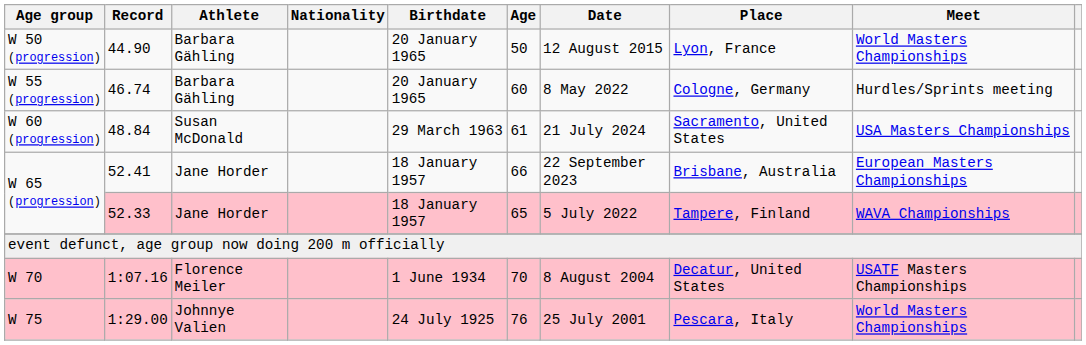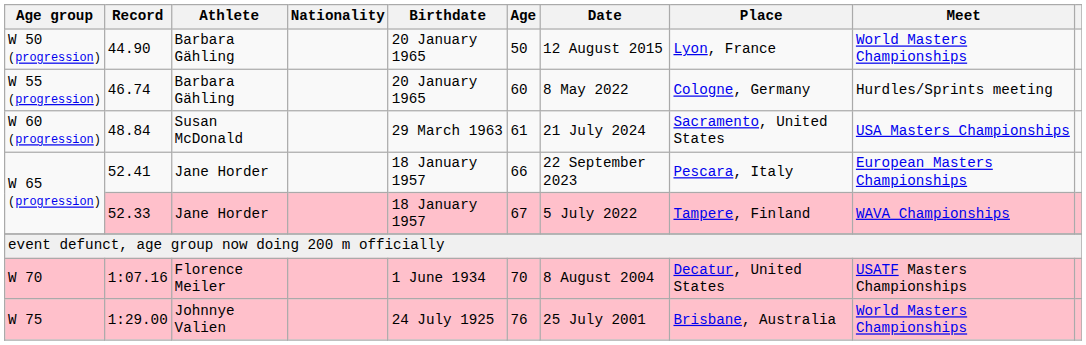(755, 172) Brisbane, Australia -> (733, 172) Pescara, Italy
(519, 213) 65 -> (519, 213) 67
(733, 319) Pescara, Italy -> (755, 319) Brisbane, Australia
